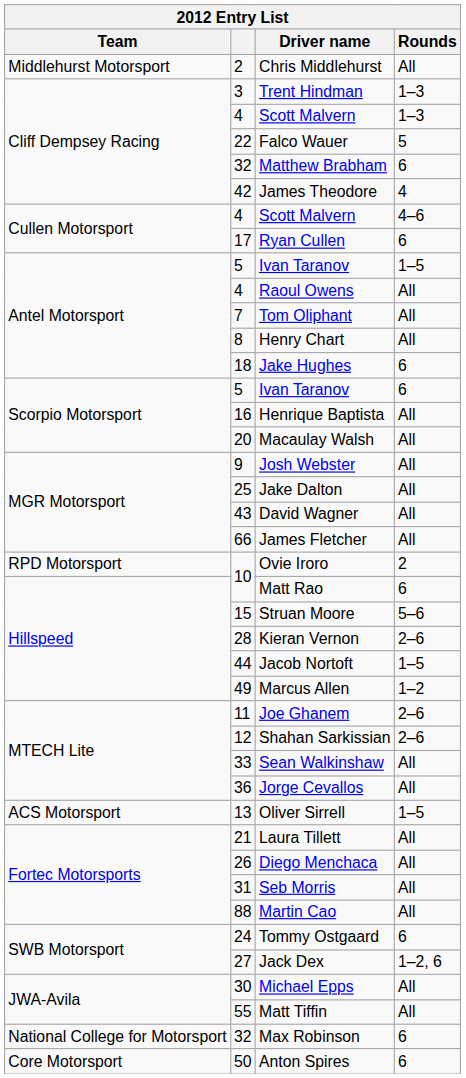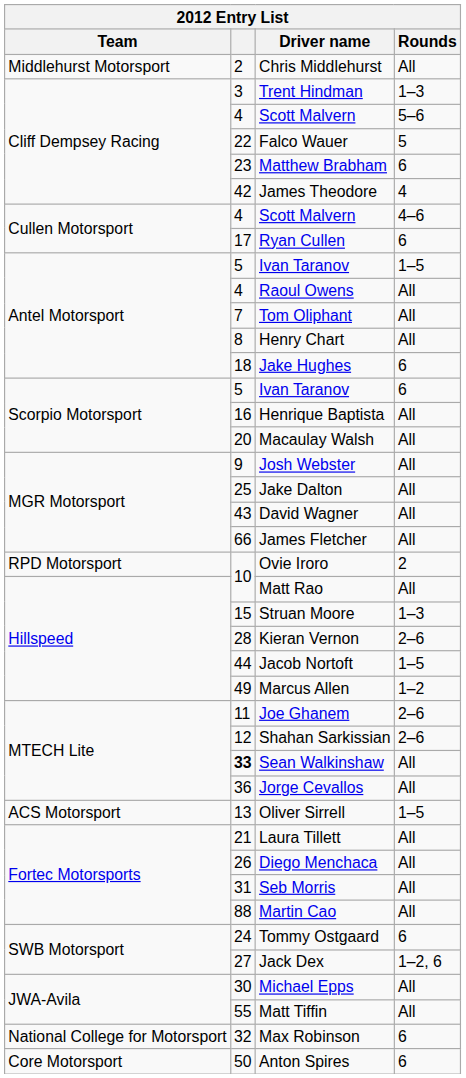(411, 116) 1–3 -> (411, 116) 5–6
(243, 166) 32 -> (243, 166) 23
(402, 589) 6 -> (407, 589) All
(411, 613) 5–6 -> (411, 613) 1–3
(243, 763) normal -> (243, 763) bold
